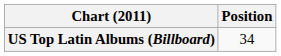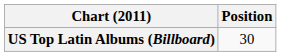(247, 39) 34 -> (247, 39) 30
